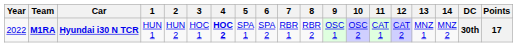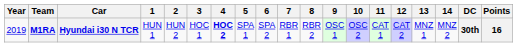(16, 30) 2022 -> (16, 30) 2019
(497, 30) 17 -> (497, 30) 16
